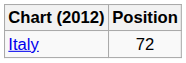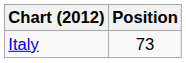(145, 44) 72 -> (145, 44) 73
